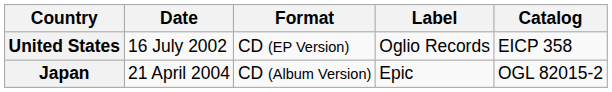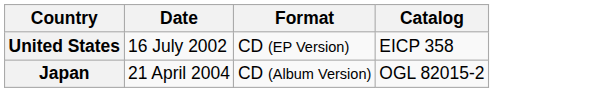- column: (435, 18)
